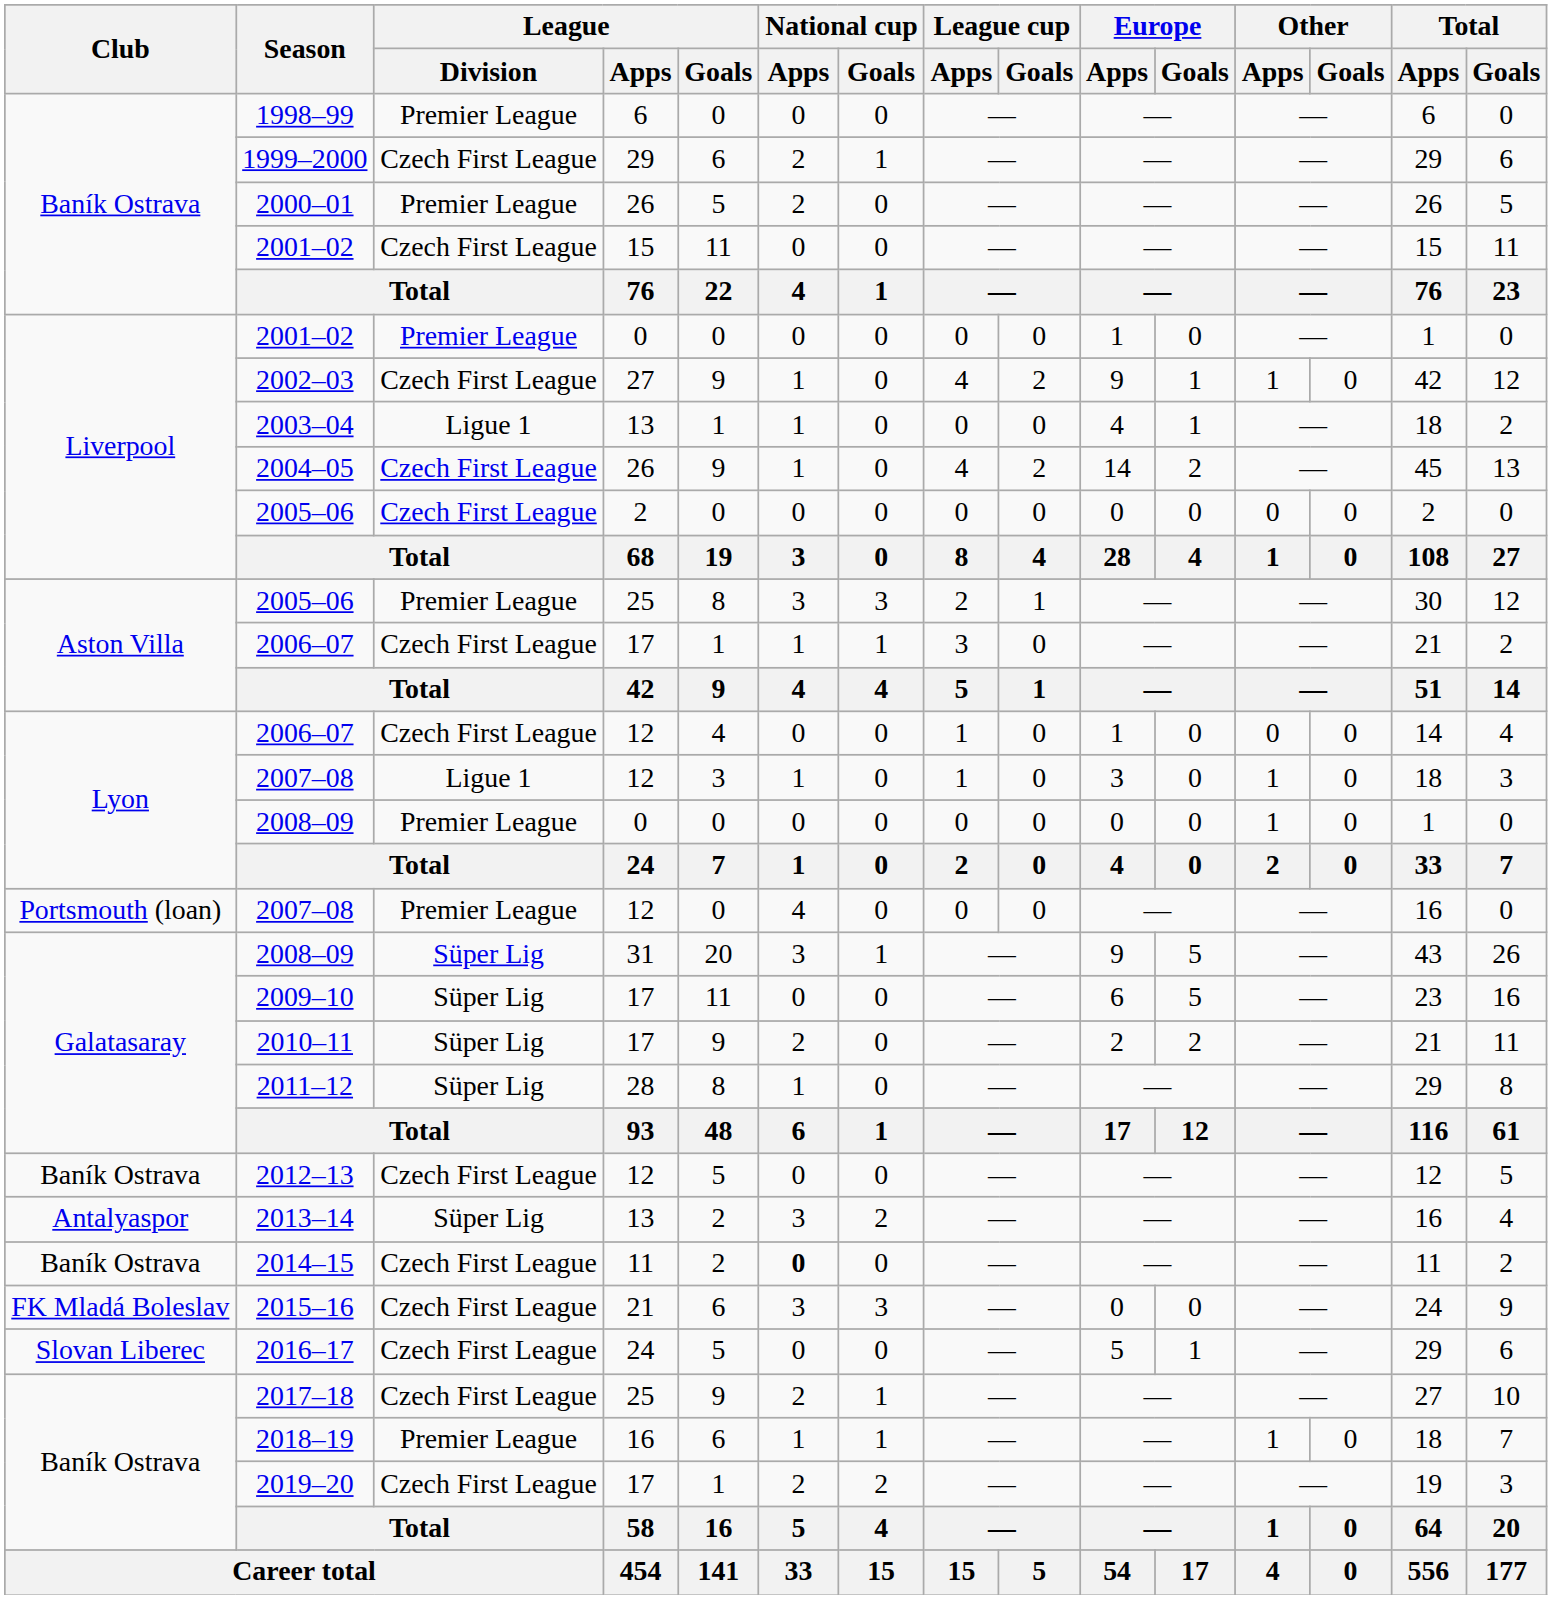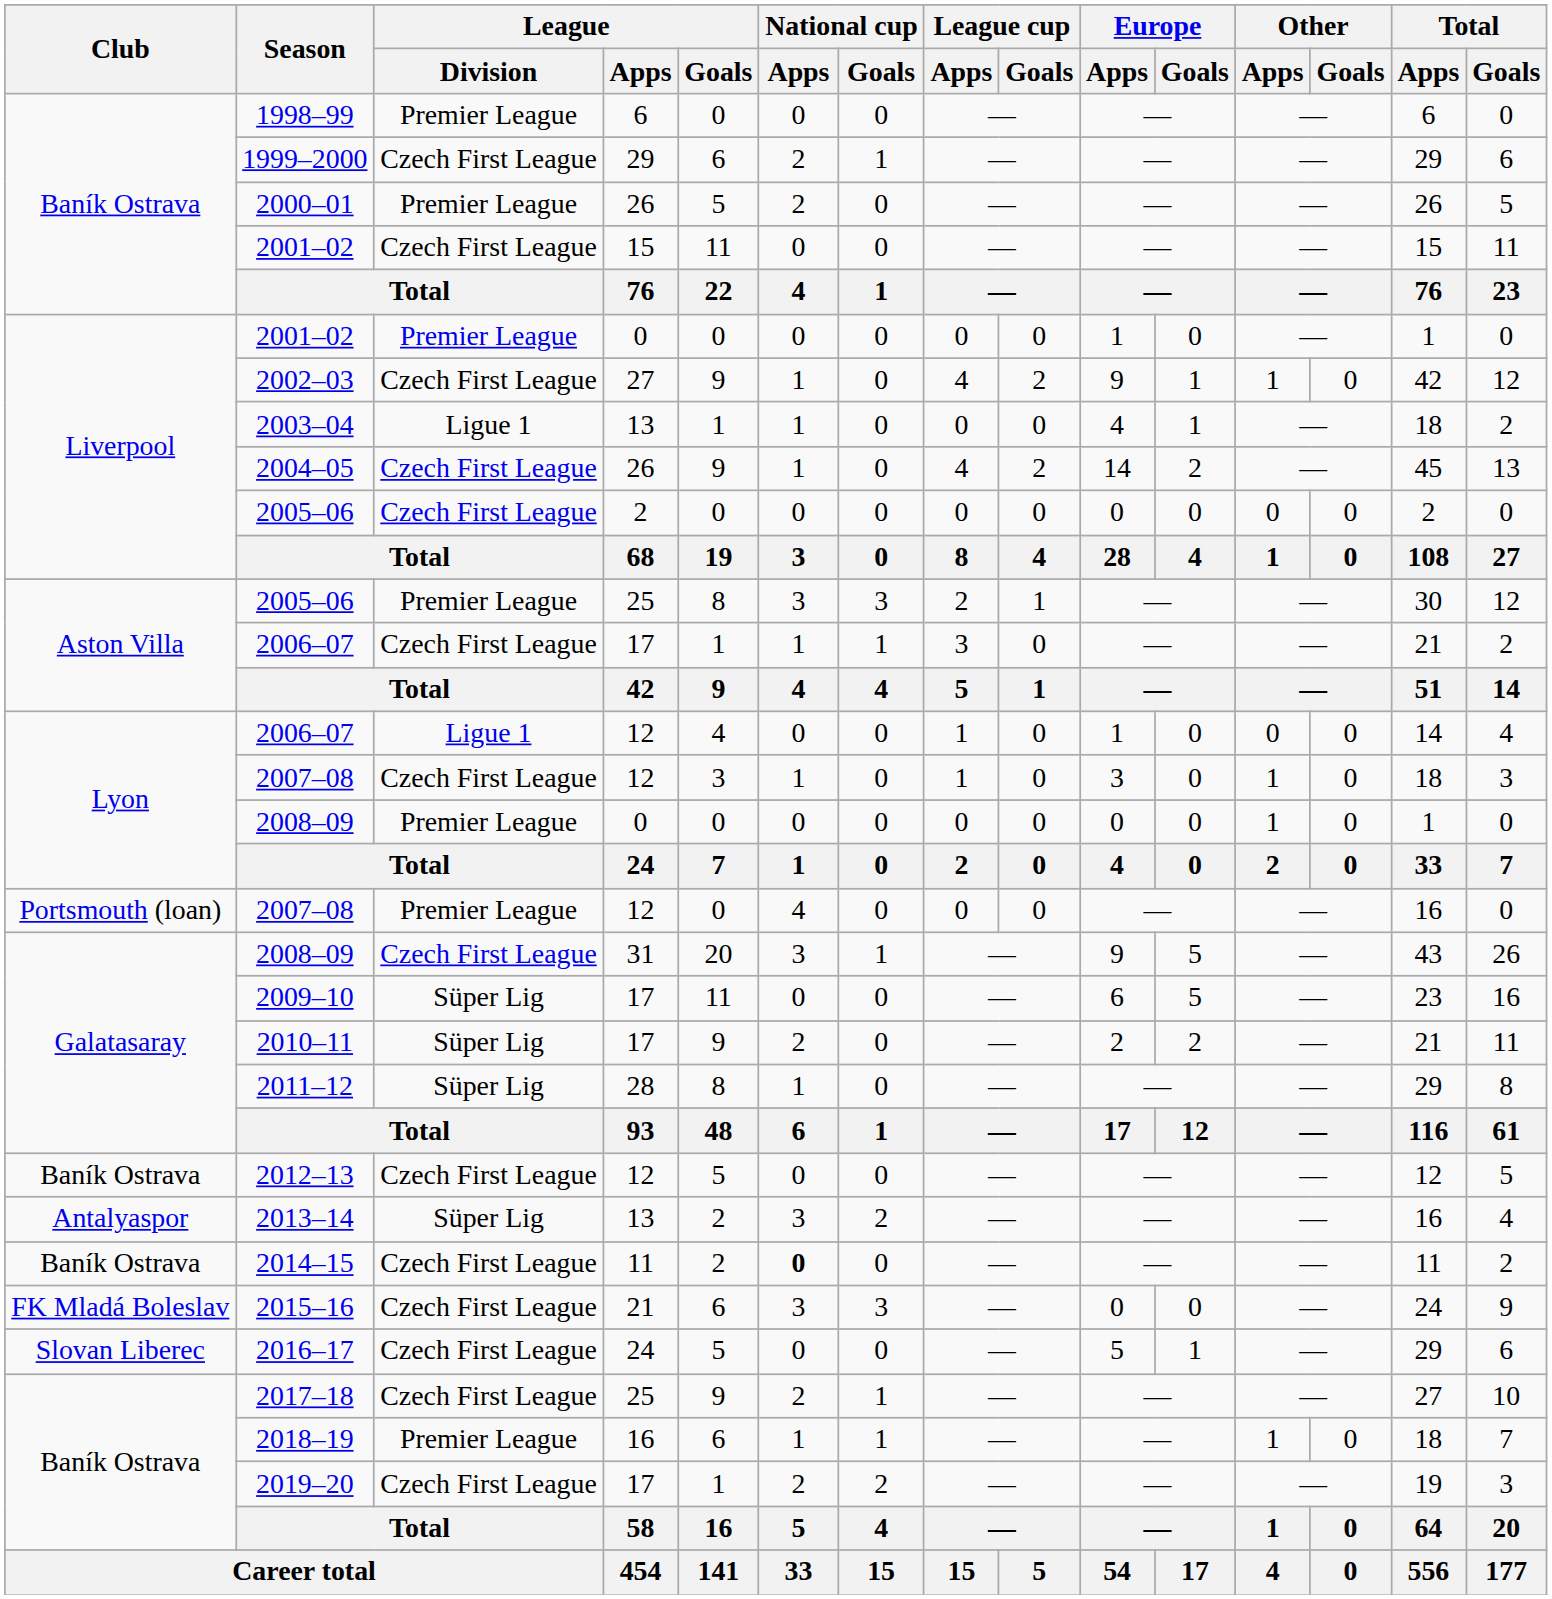(489, 733) Czech First League -> (489, 733) Ligue 1
(489, 777) Ligue 1 -> (489, 777) Czech First League
(489, 953) Süper Lig -> (489, 953) Czech First League
